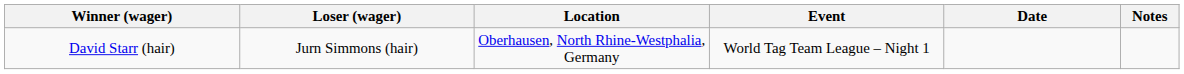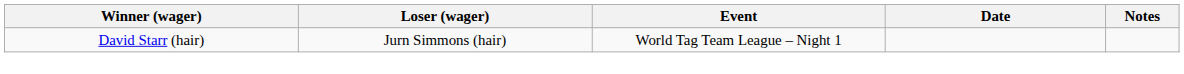- column: (592, 16)
